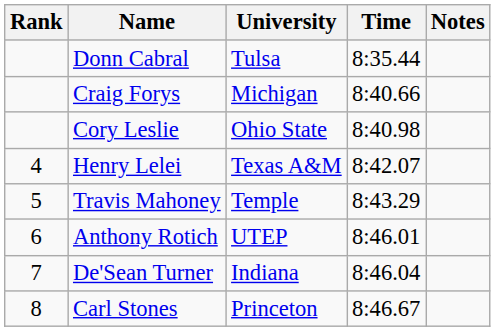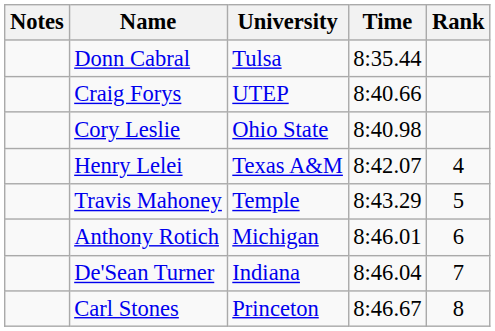columns swapped: (36, 22) <-> (458, 22)
(274, 93) Michigan -> (260, 93) UTEP
(259, 237) UTEP -> (276, 237) Michigan
